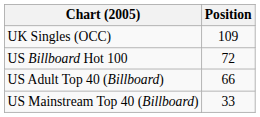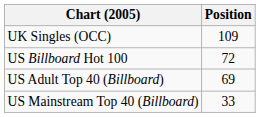(228, 79) 66 -> (228, 79) 69
